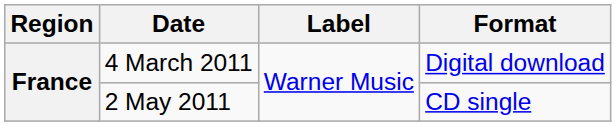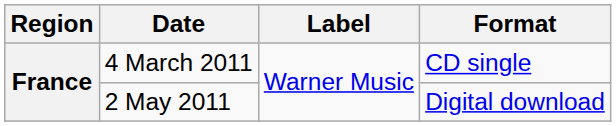(515, 62) Digital download -> (478, 62) CD single
(478, 101) CD single -> (515, 101) Digital download
